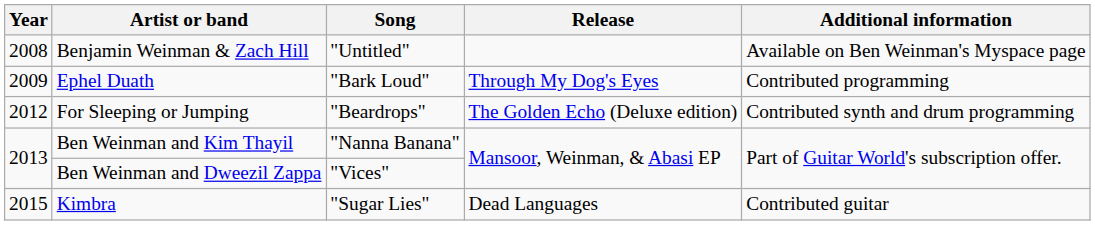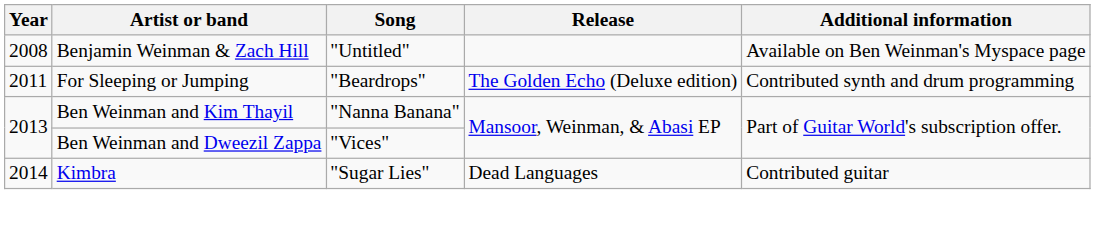- row: (105, 81)
(28, 111) 2012 -> (28, 81) 2011
(28, 204) 2015 -> (28, 173) 2014
